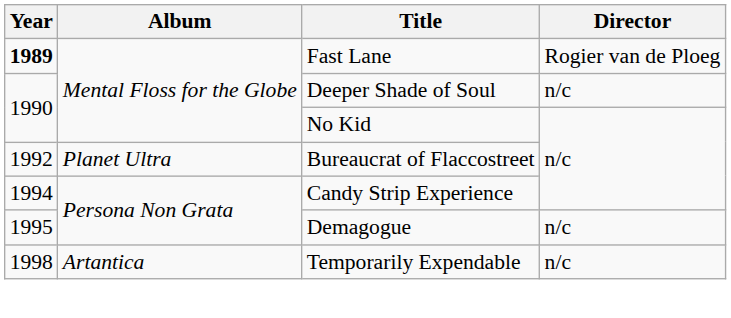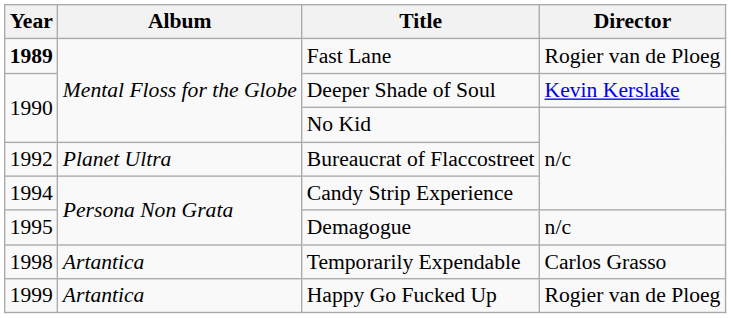(558, 90) n/c -> (612, 90) Kevin Kerslake
(558, 261) n/c -> (605, 261) Carlos Grasso
+ row: (402, 295)
